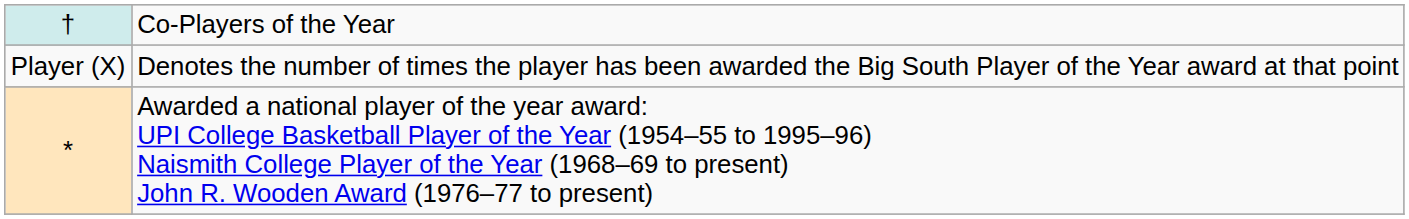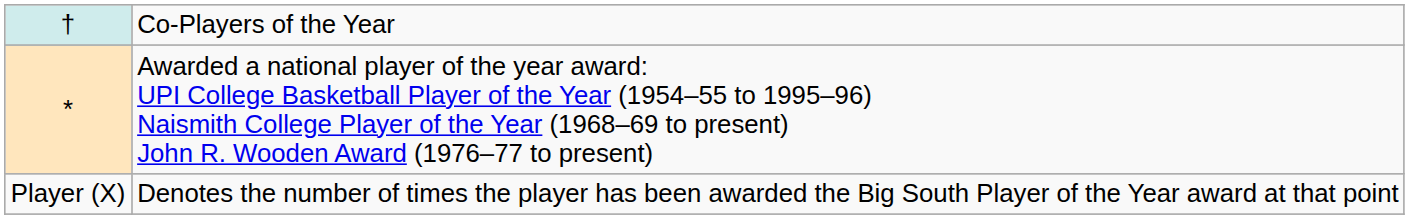rows swapped: (68, 150) <-> (68, 65)
